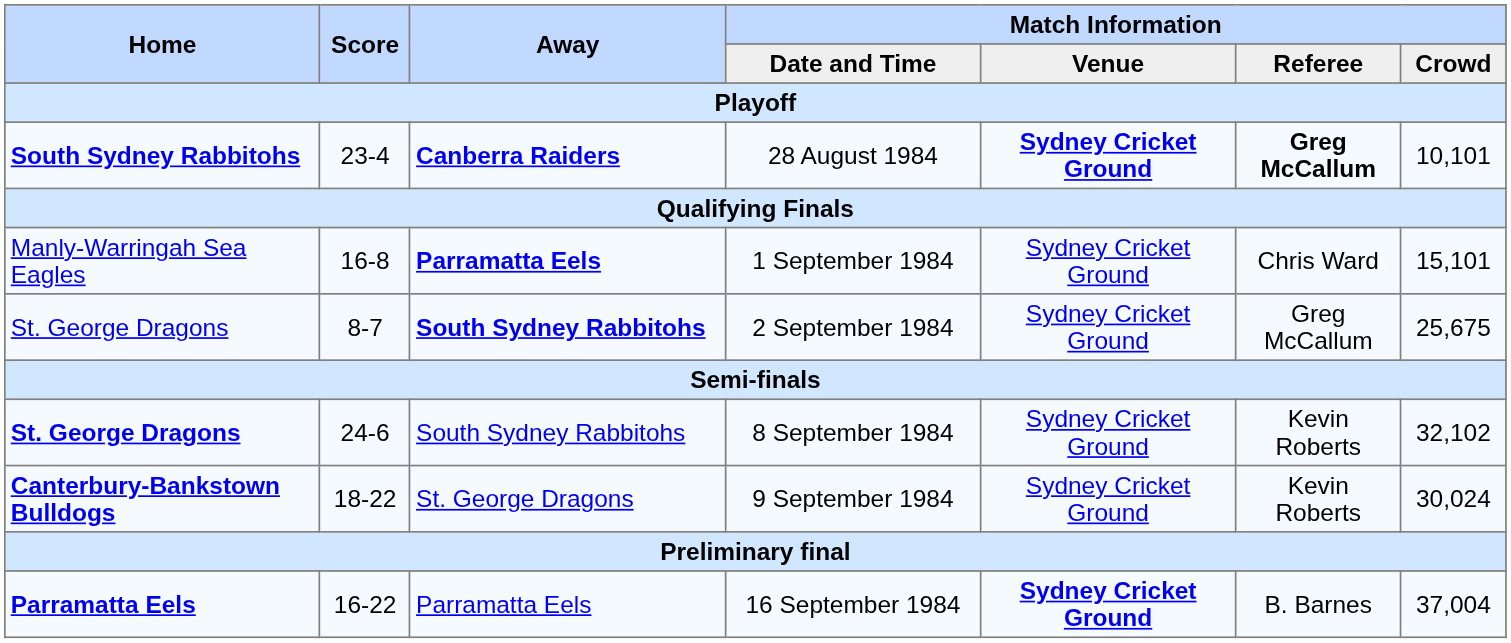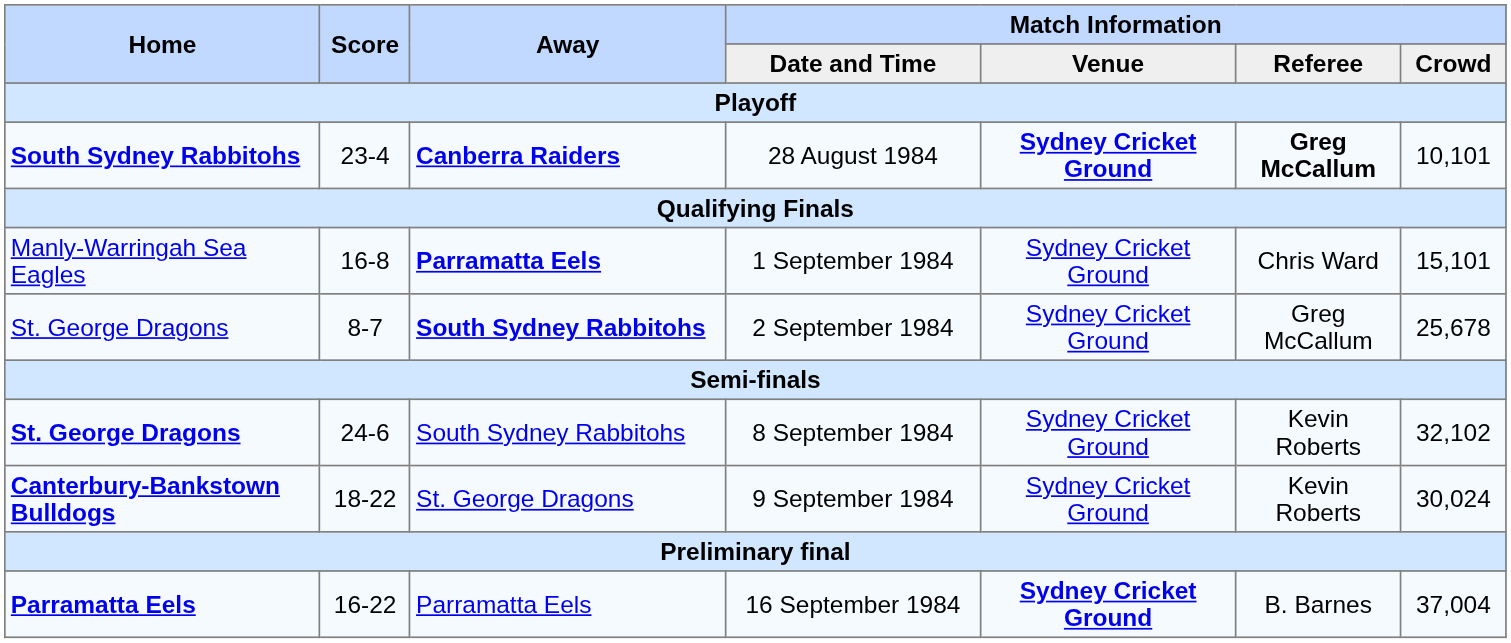(1453, 327) 25,675 -> (1453, 327) 25,678
